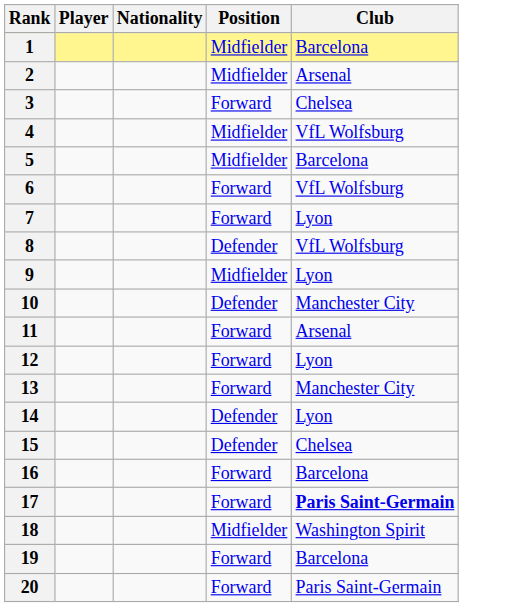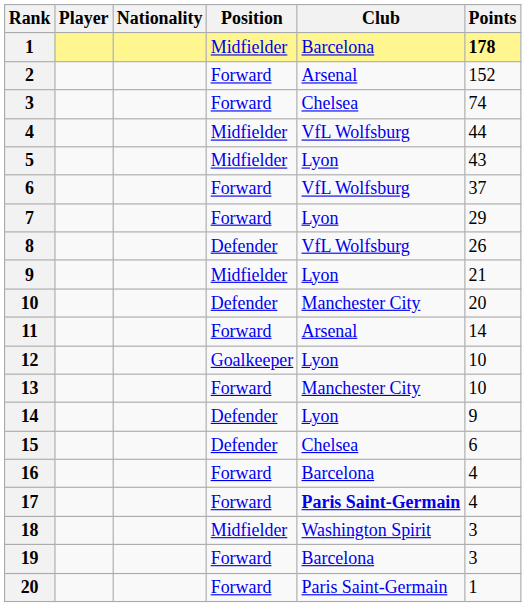+ column: (492, 18)
(249, 75) Midfielder -> (241, 75) Forward
(332, 160) Barcelona -> (320, 160) Lyon
(241, 359) Forward -> (252, 359) Goalkeeper
